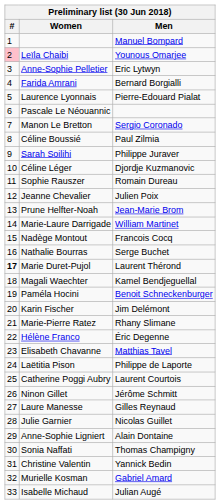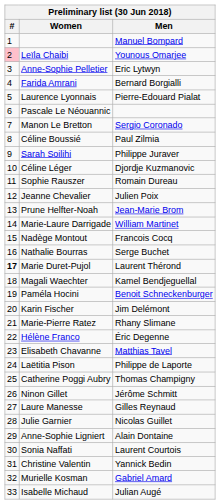(148, 379) Laurent Courtois -> (155, 379) Thomas Champigny
(155, 450) Thomas Champigny -> (148, 450) Laurent Courtois
